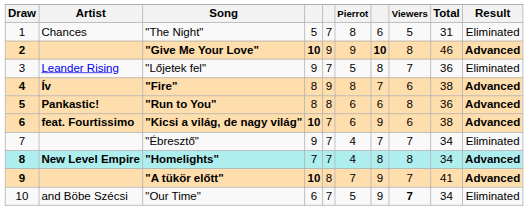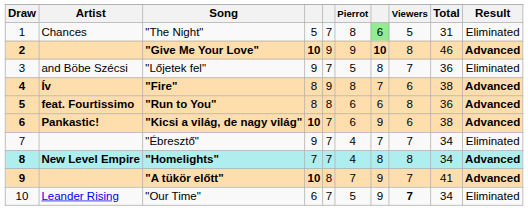(380, 31) no background -> (380, 31) lightgreen background
(80, 68) Leander Rising -> (85, 68) and Böbe Szécsi
(70, 104) Pankastic! -> (88, 104) feat. Fourtissimo
(88, 123) feat. Fourtissimo -> (70, 123) Pankastic!
(85, 196) and Böbe Szécsi -> (80, 196) Leander Rising
